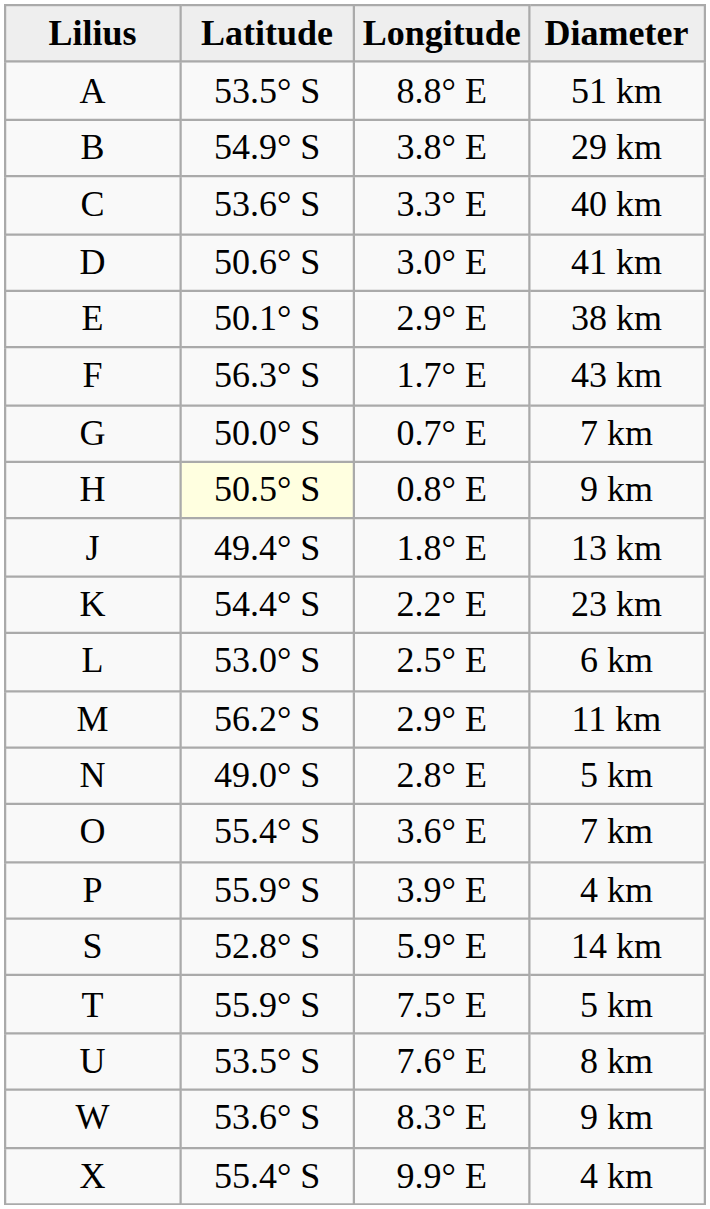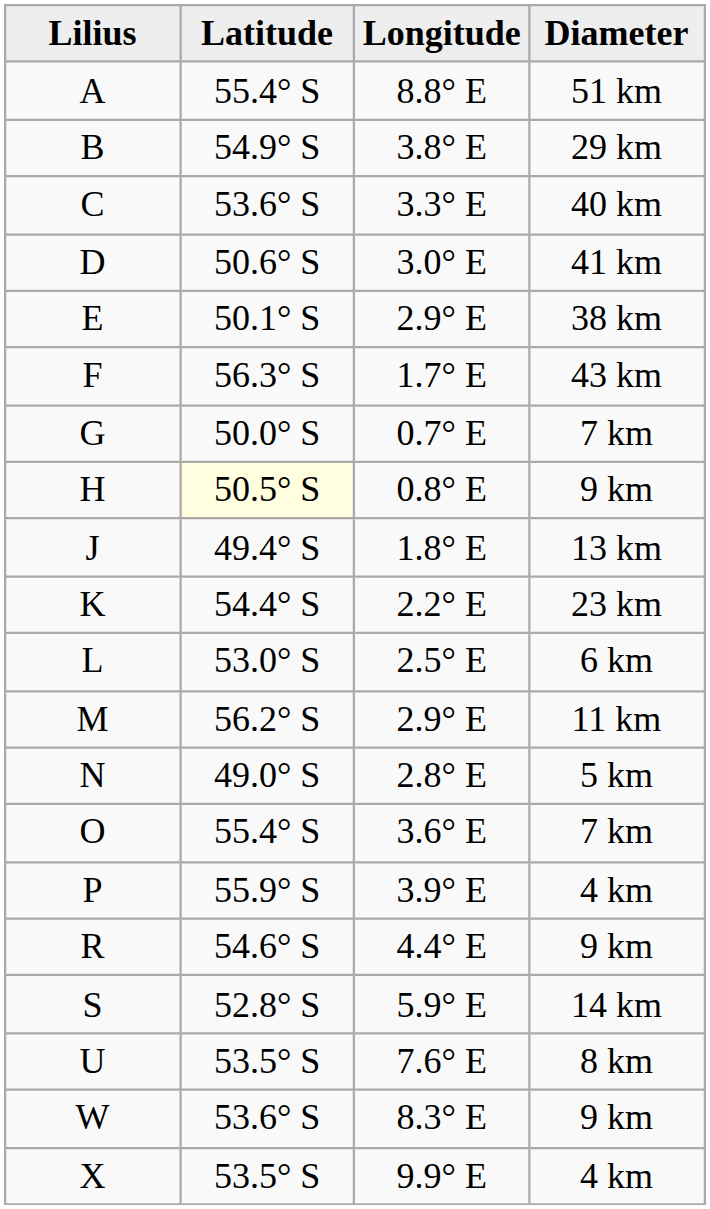(267, 90) 53.5° S -> (267, 90) 55.4° S
+ row: (92, 946)
- row: (92, 1003)
(267, 1174) 55.4° S -> (267, 1174) 53.5° S
